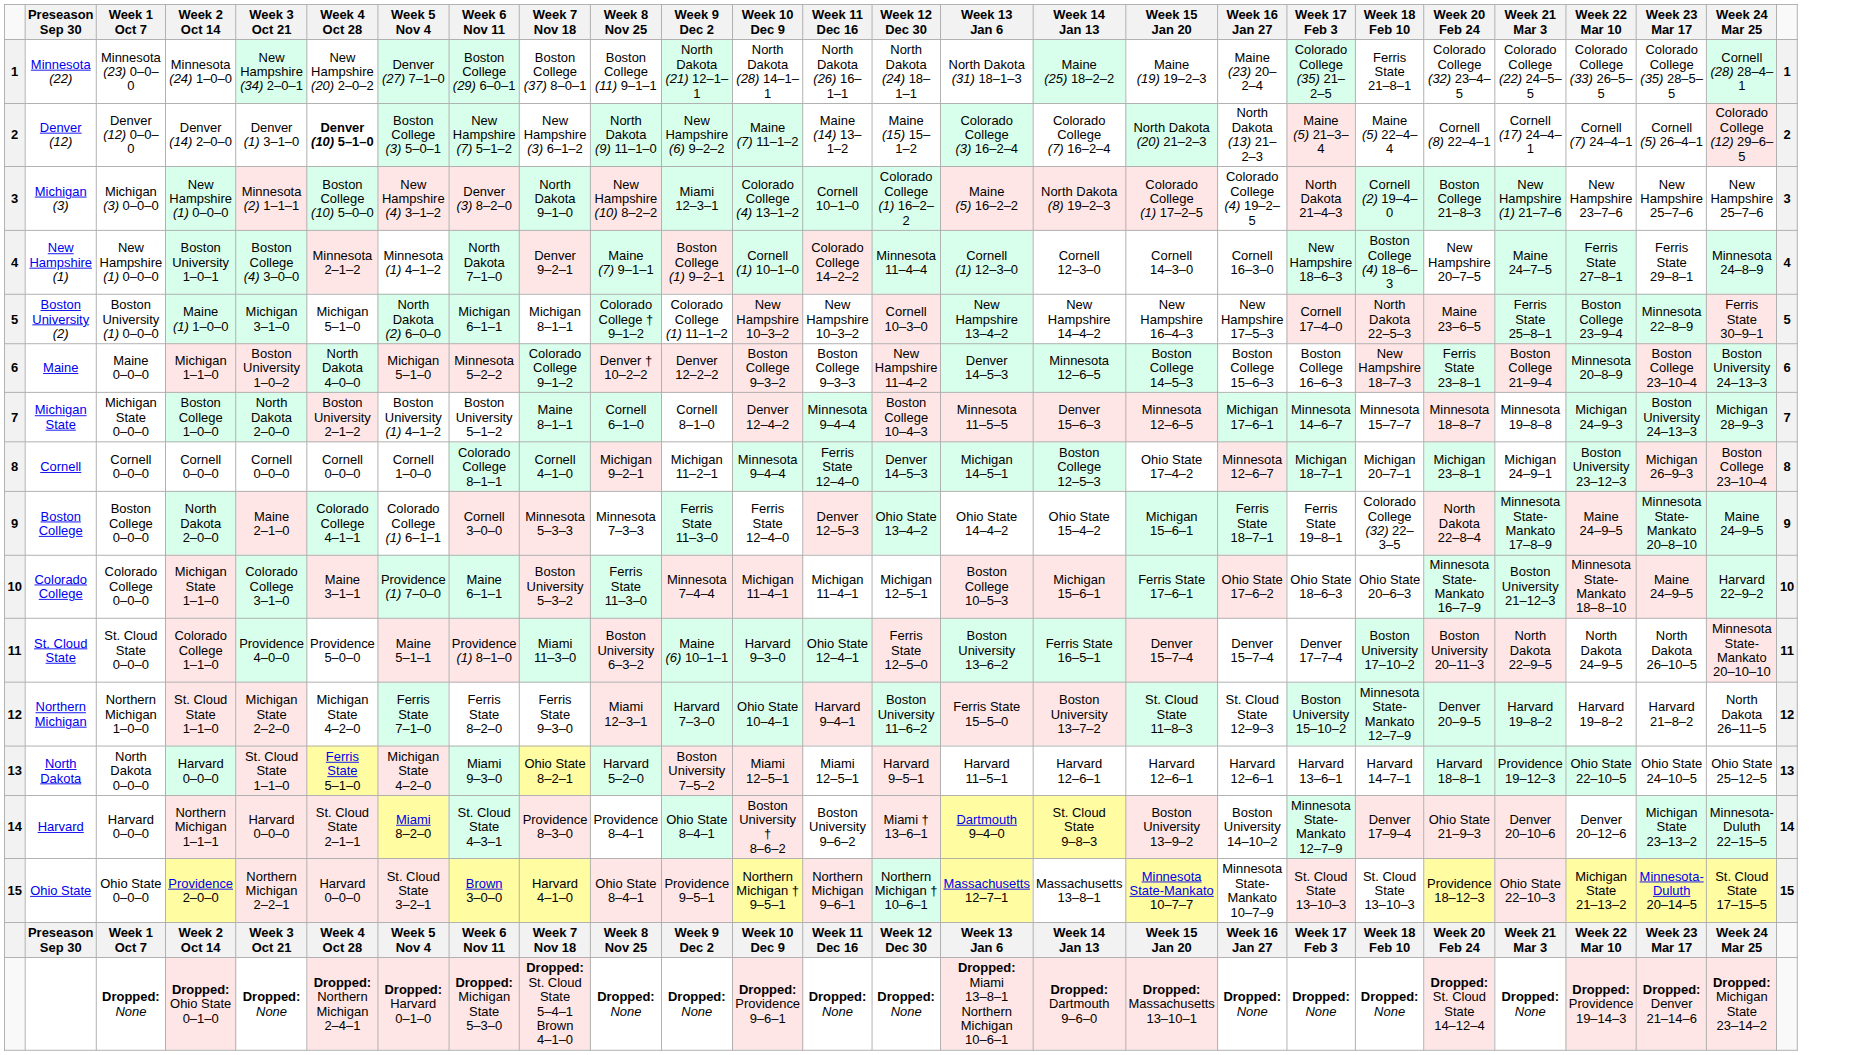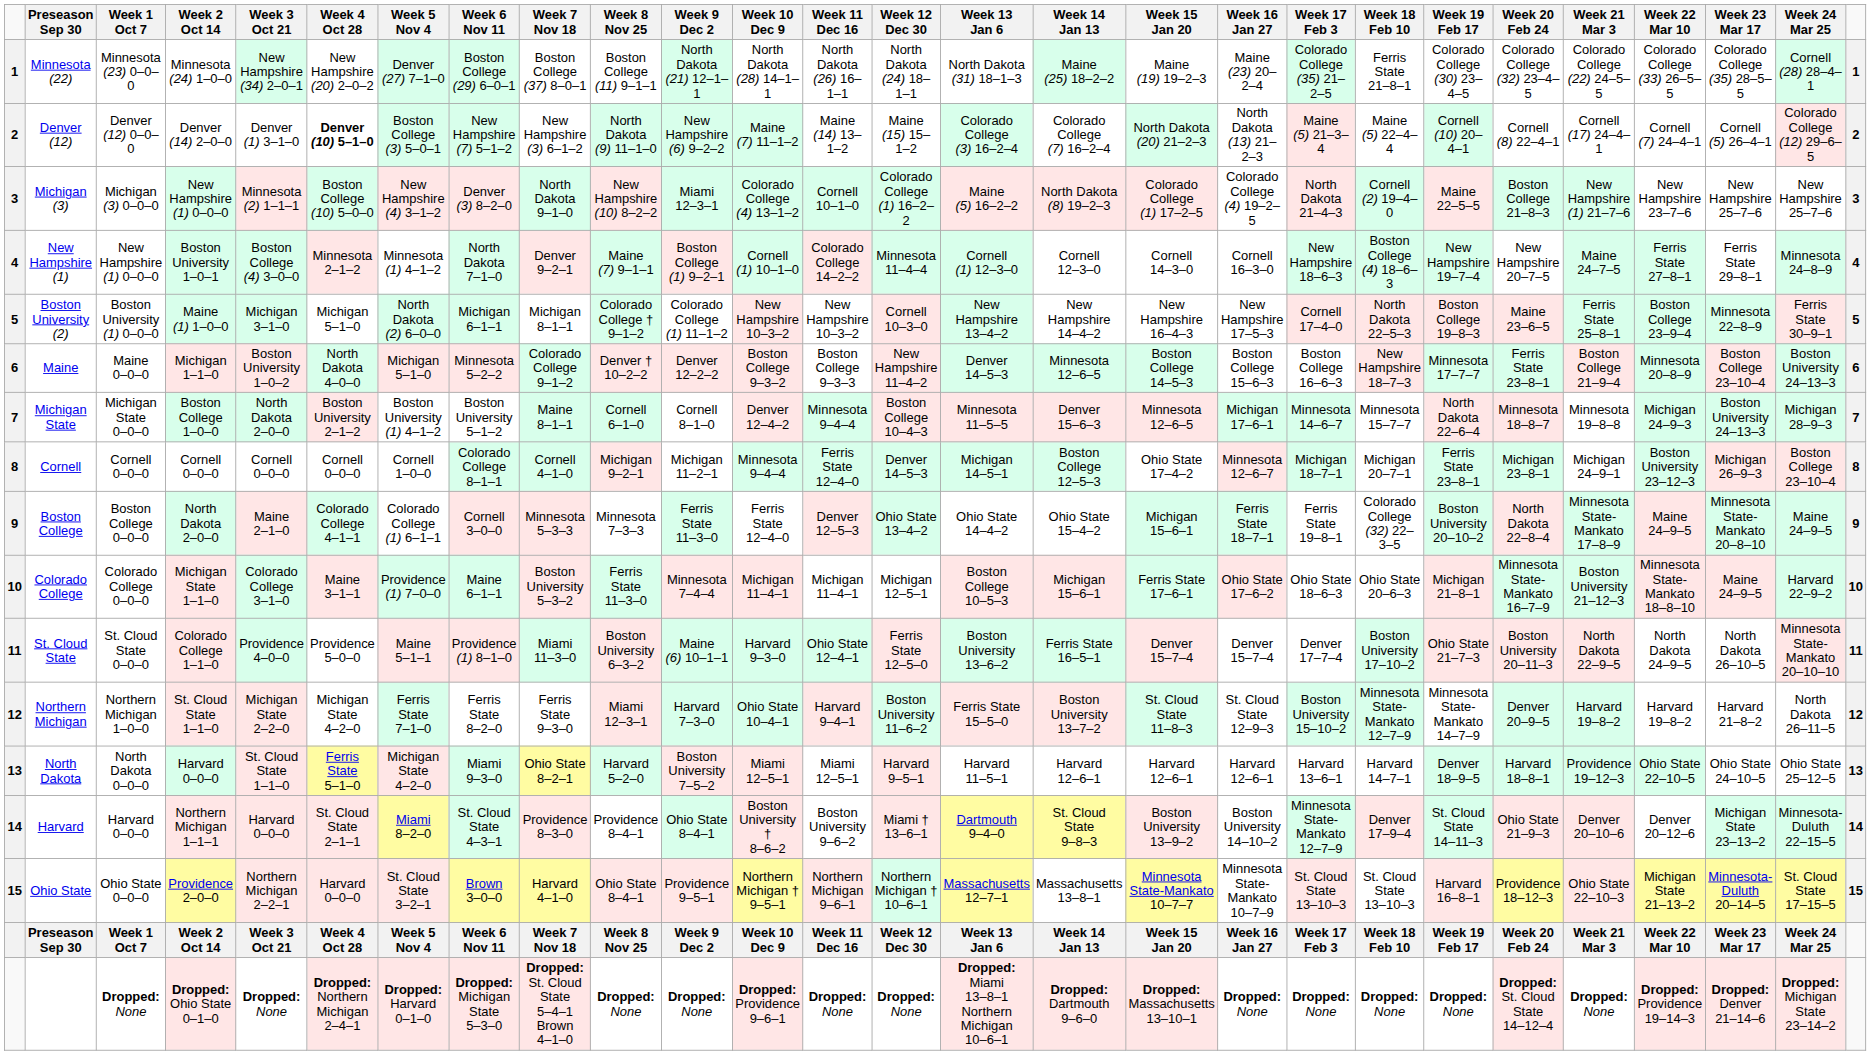+ column: (1458, 22)
